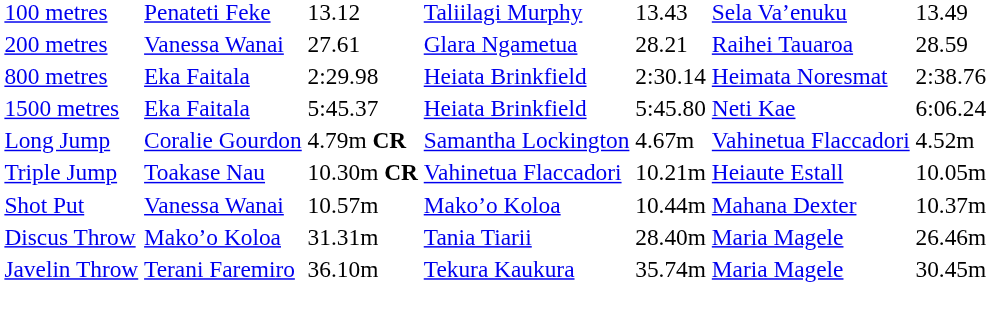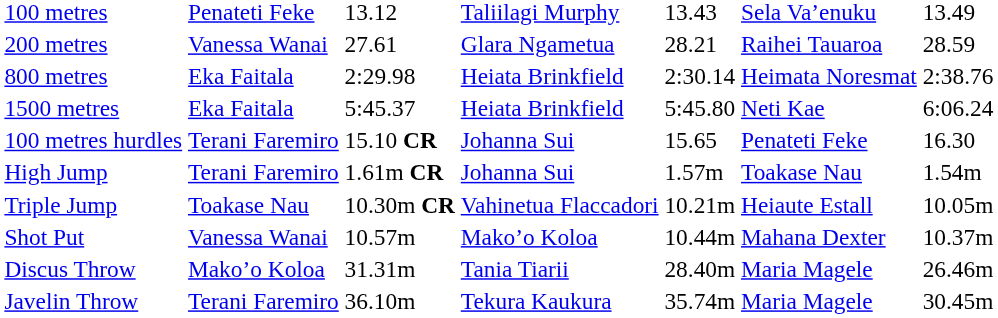+ row: (93, 140)
+ row: (56, 172)
- row: (57, 140)
